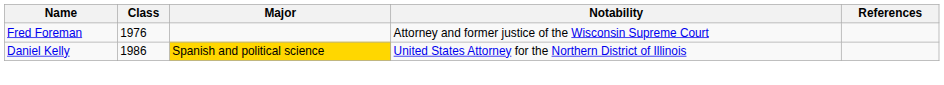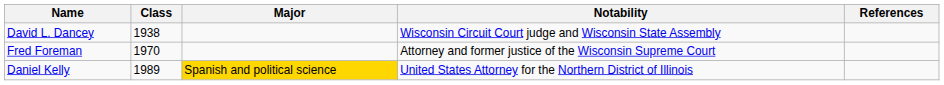+ row: (51, 32)
(133, 32) 1976 -> (147, 51) 1970
(133, 51) 1986 -> (147, 70) 1989
